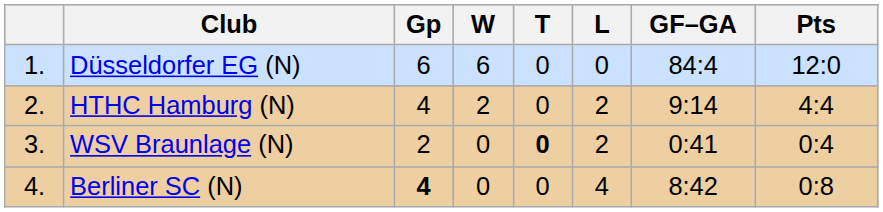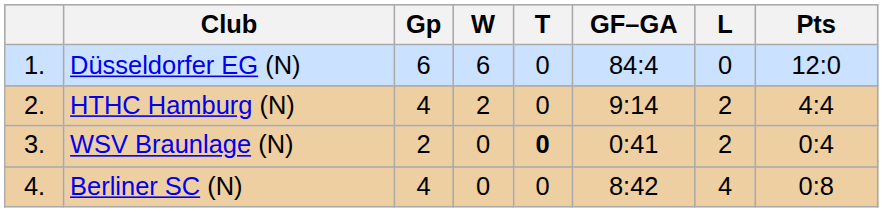columns swapped: (602, 24) <-> (693, 24)
(424, 186) bold -> (424, 186) normal
